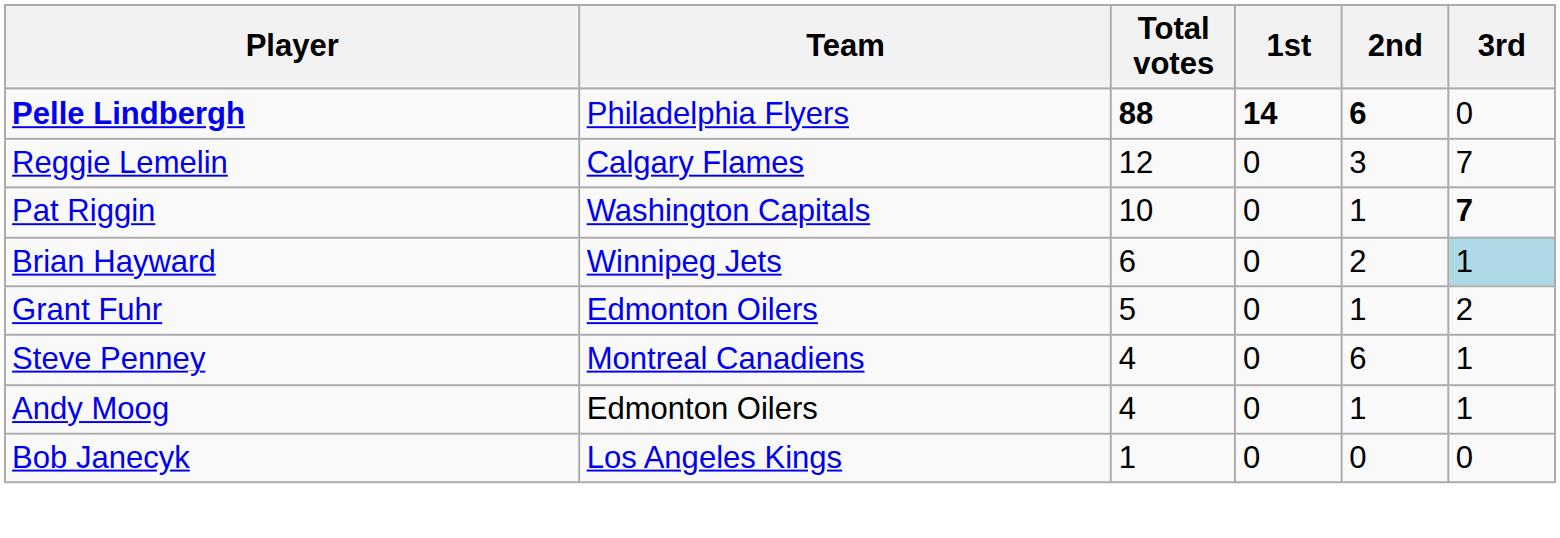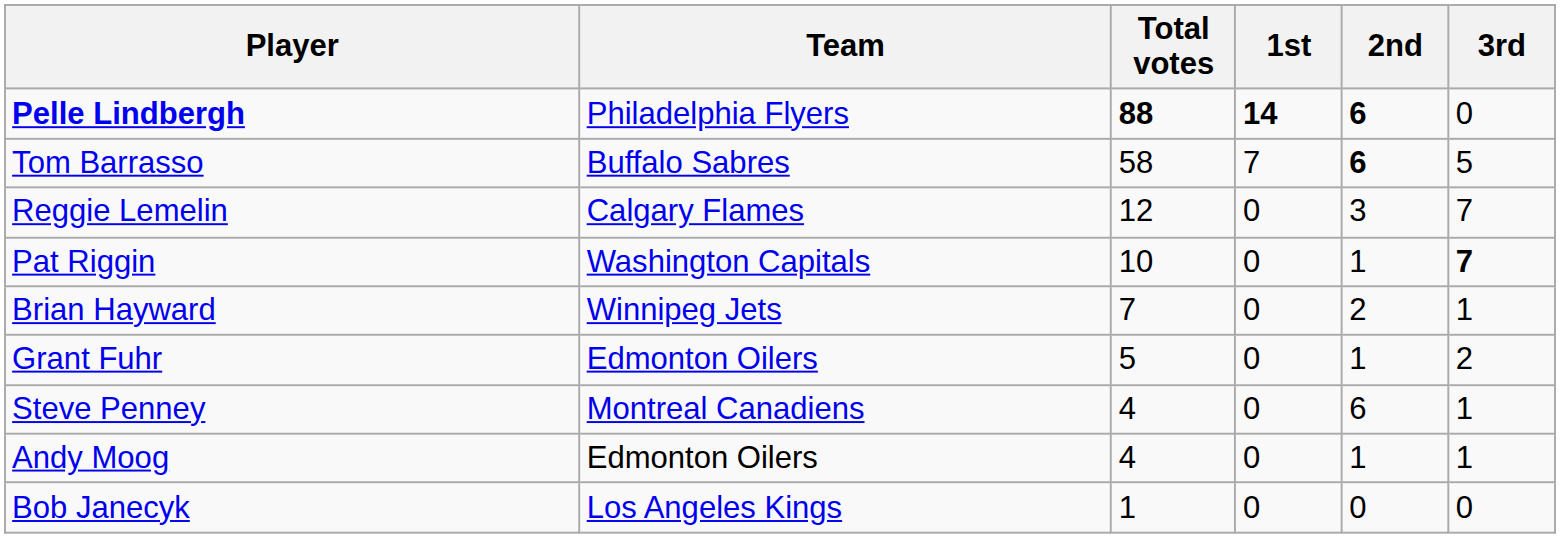+ row: (108, 162)
(1127, 260) 6 -> (1127, 310) 7
(1464, 260) lightblue background -> (1464, 310) no background
